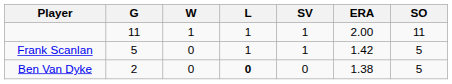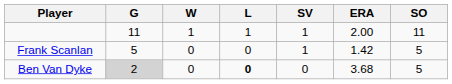(248, 50) 1 -> (248, 50) 0
(134, 69) no background -> (134, 69) lightgrey background
(362, 69) 1.38 -> (362, 69) 3.68
